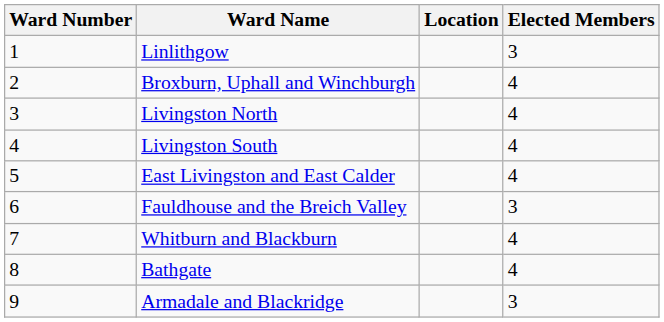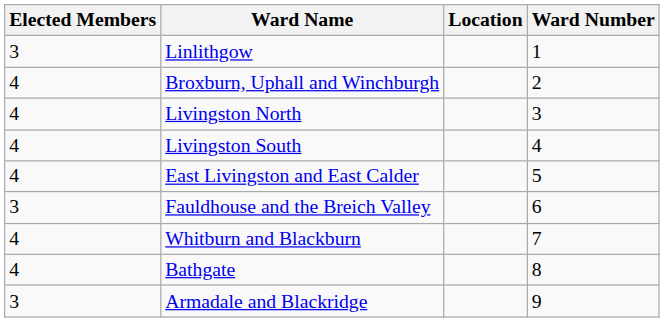columns swapped: (71, 20) <-> (581, 20)
